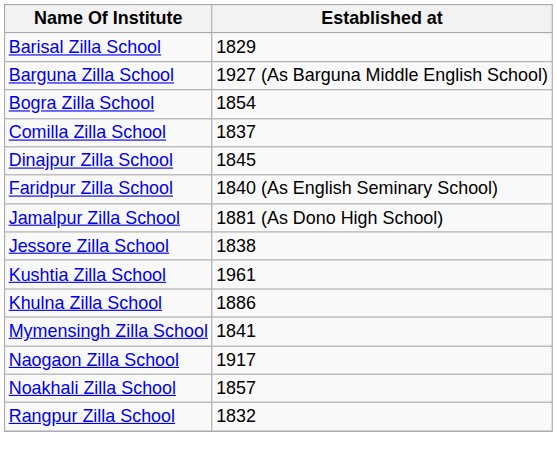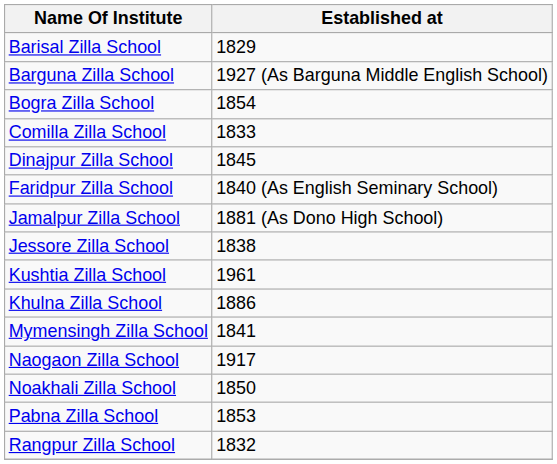(236, 132) 1837 -> (236, 132) 1833
(236, 388) 1857 -> (236, 388) 1850
+ row: (83, 416)
